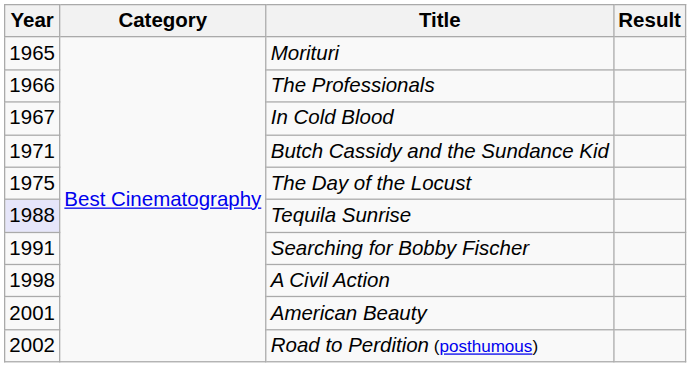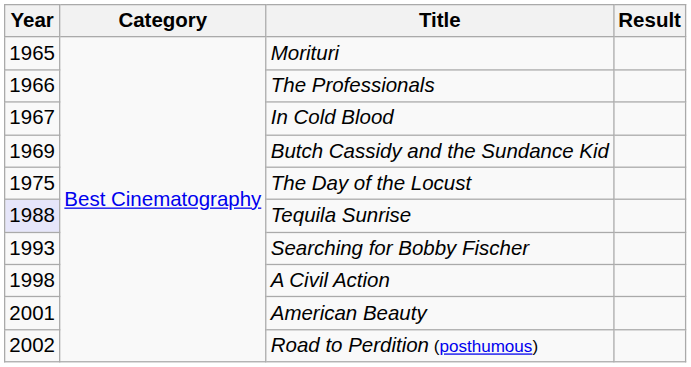(32, 150) 1971 -> (32, 150) 1969
(32, 248) 1991 -> (32, 248) 1993
